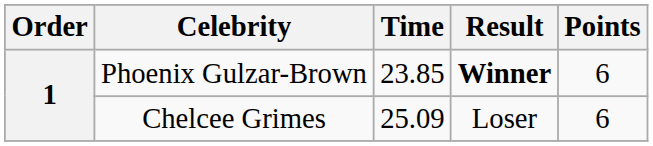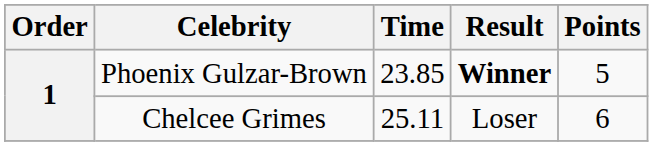(603, 72) 6 -> (603, 72) 5
(412, 118) 25.09 -> (412, 118) 25.11
